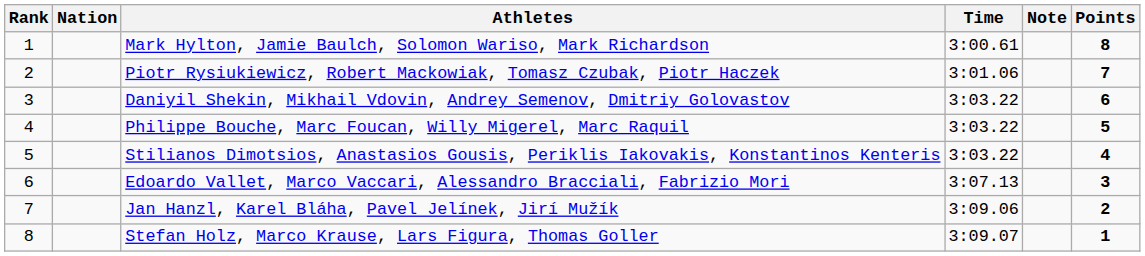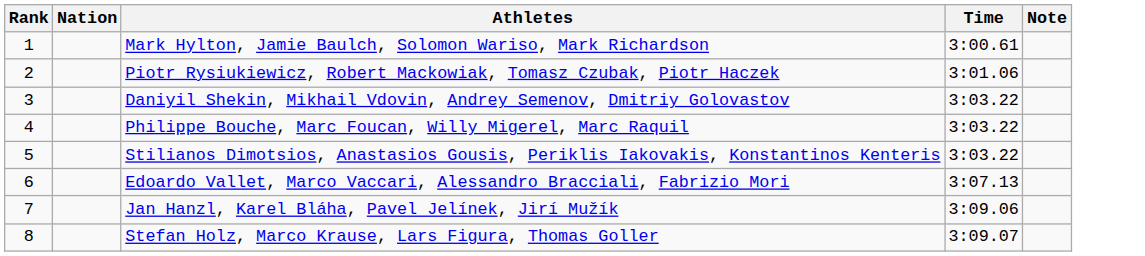- column: (1105, 18)
